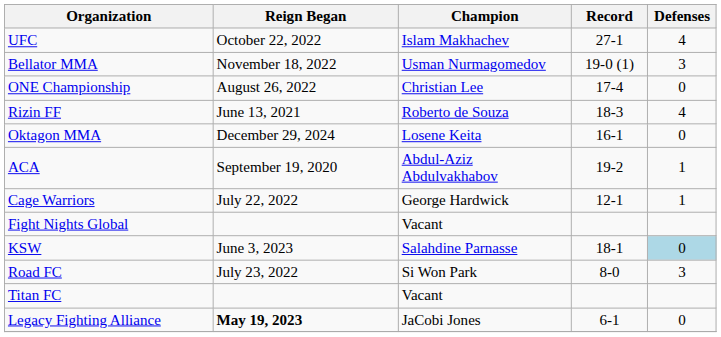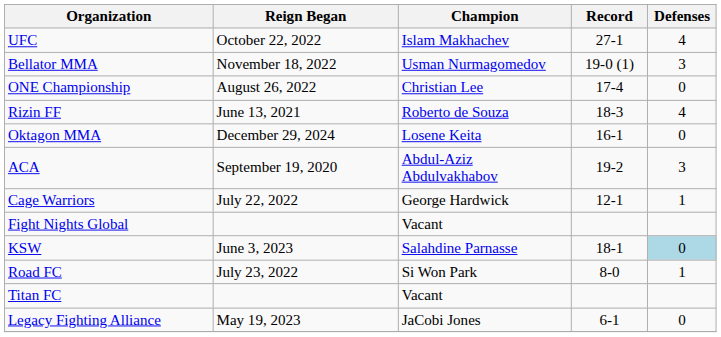(682, 168) 1 -> (682, 168) 3
(682, 271) 3 -> (682, 271) 1
(259, 319) bold -> (259, 319) normal
